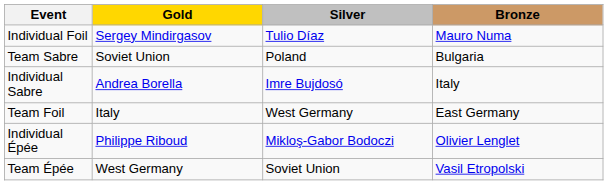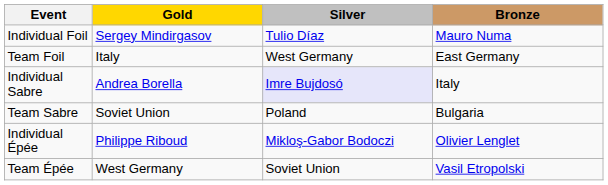rows swapped: (36, 112) <-> (43, 56)
(304, 84) no background -> (304, 84) lavender background
